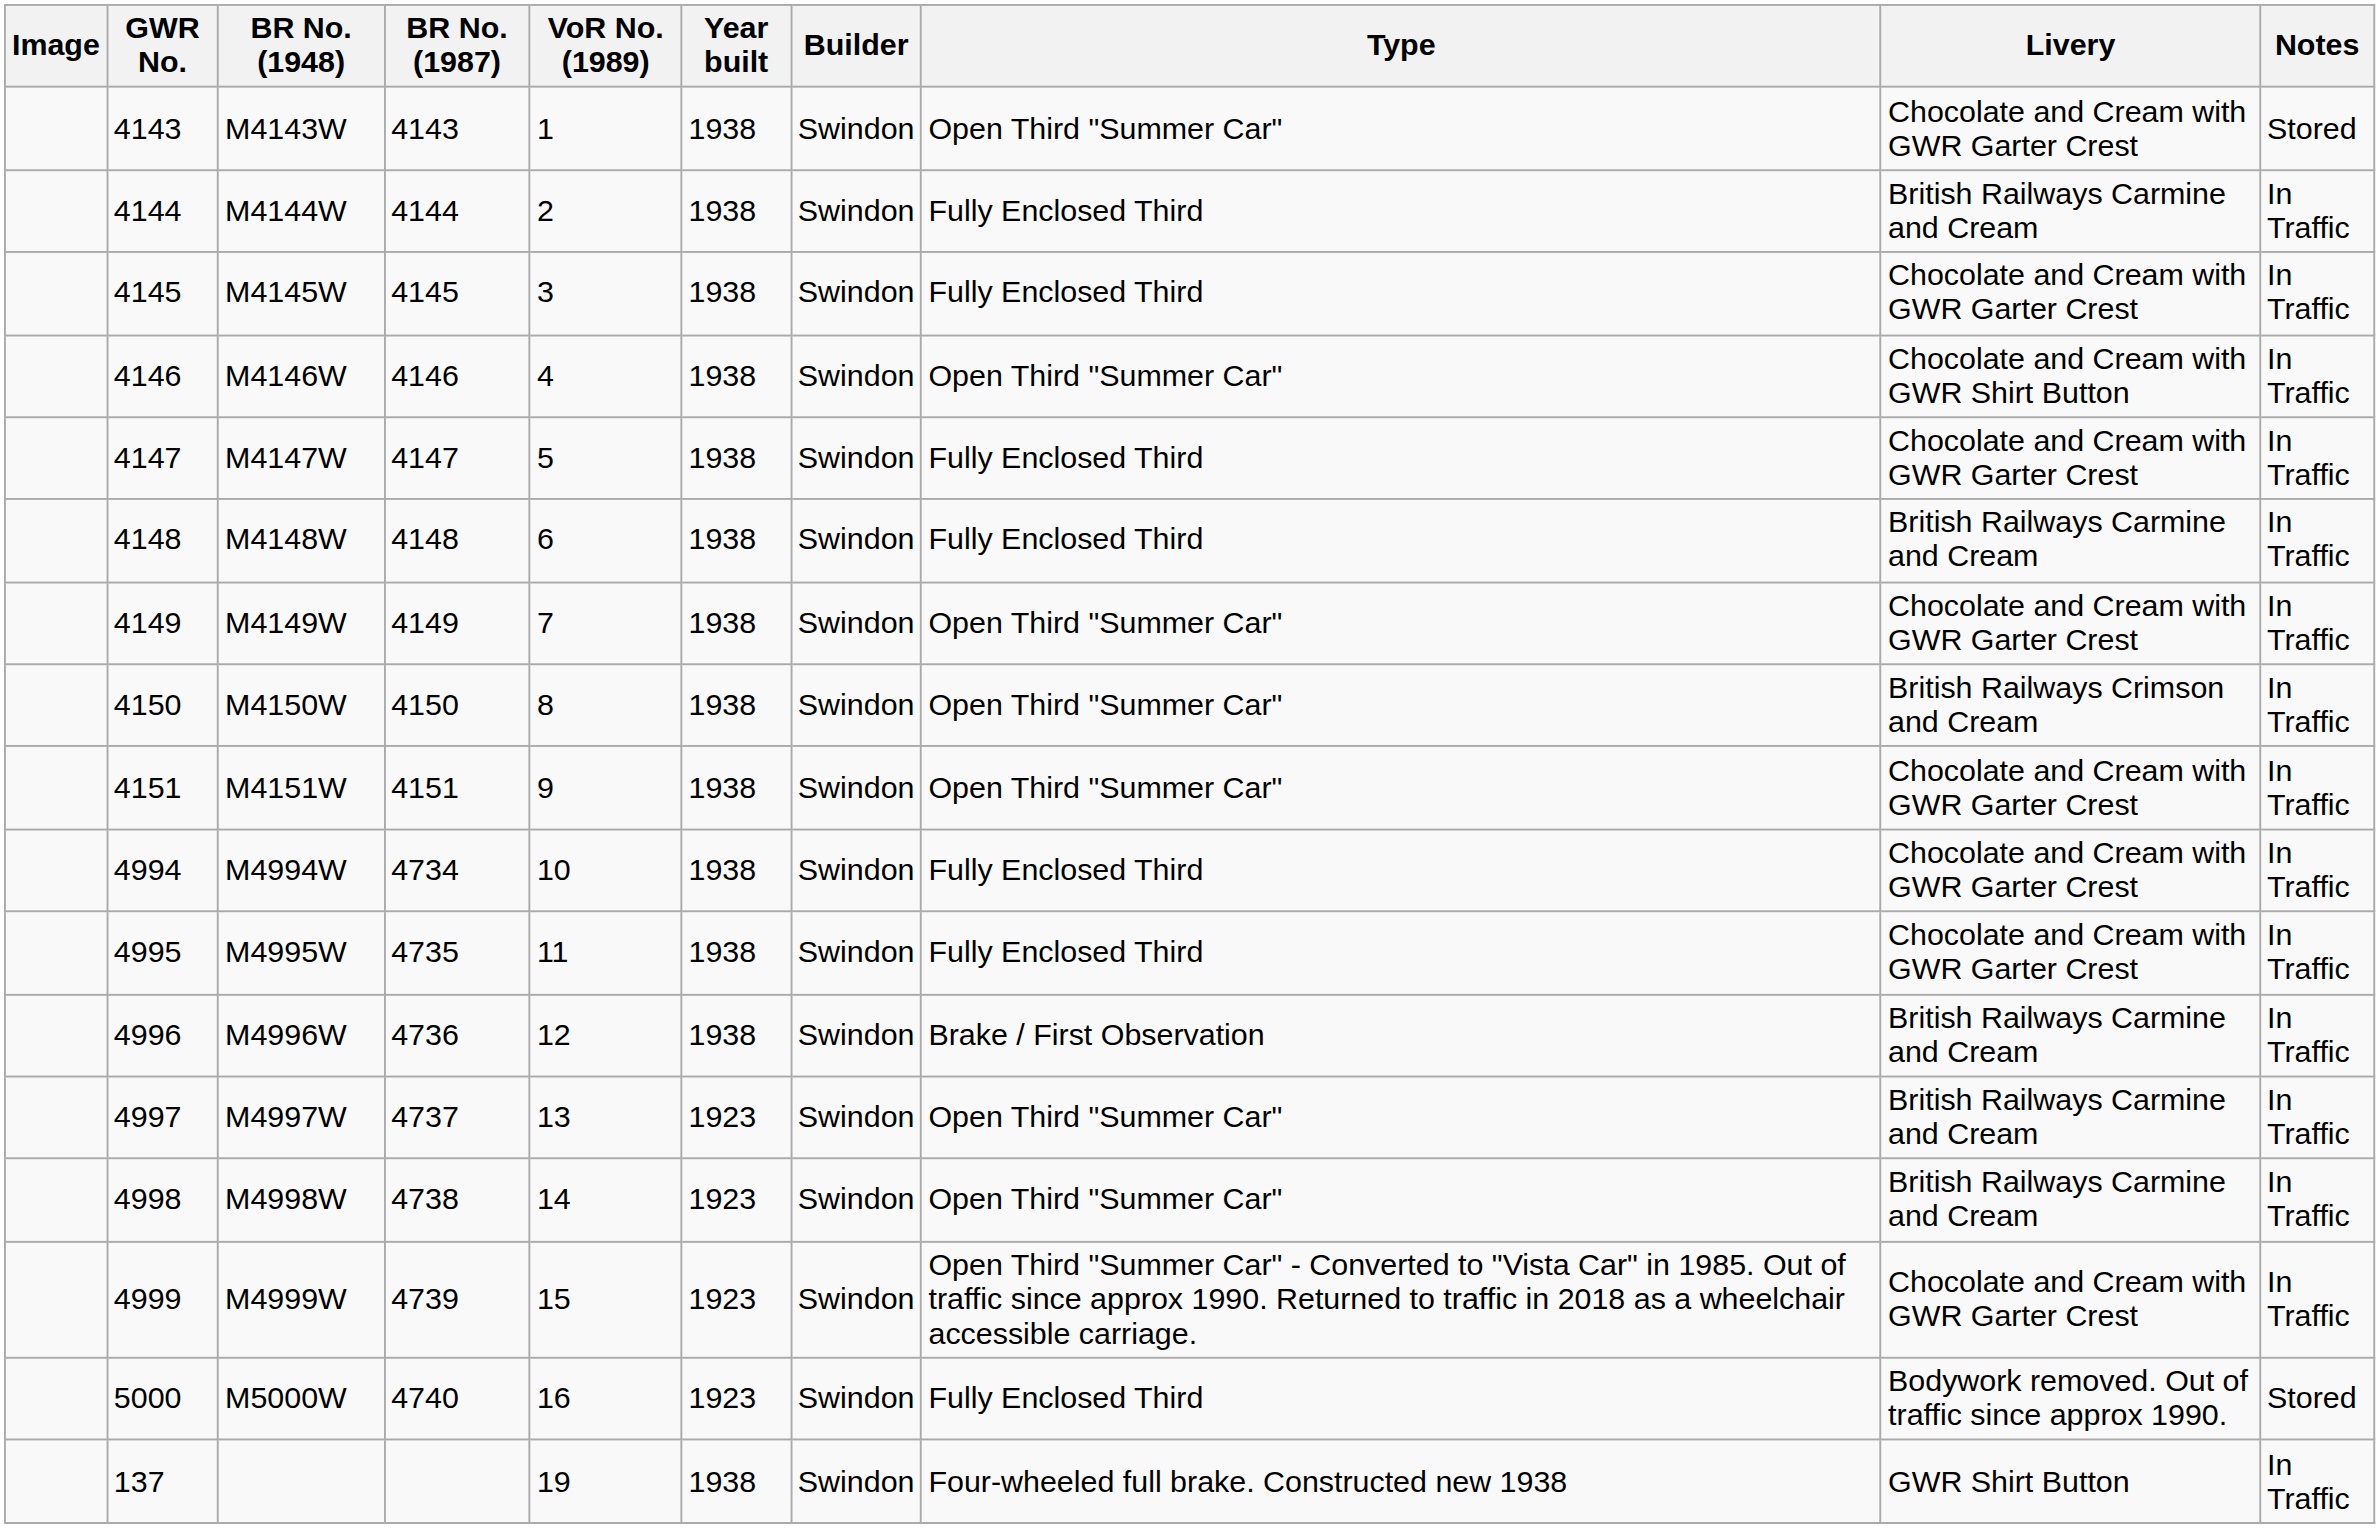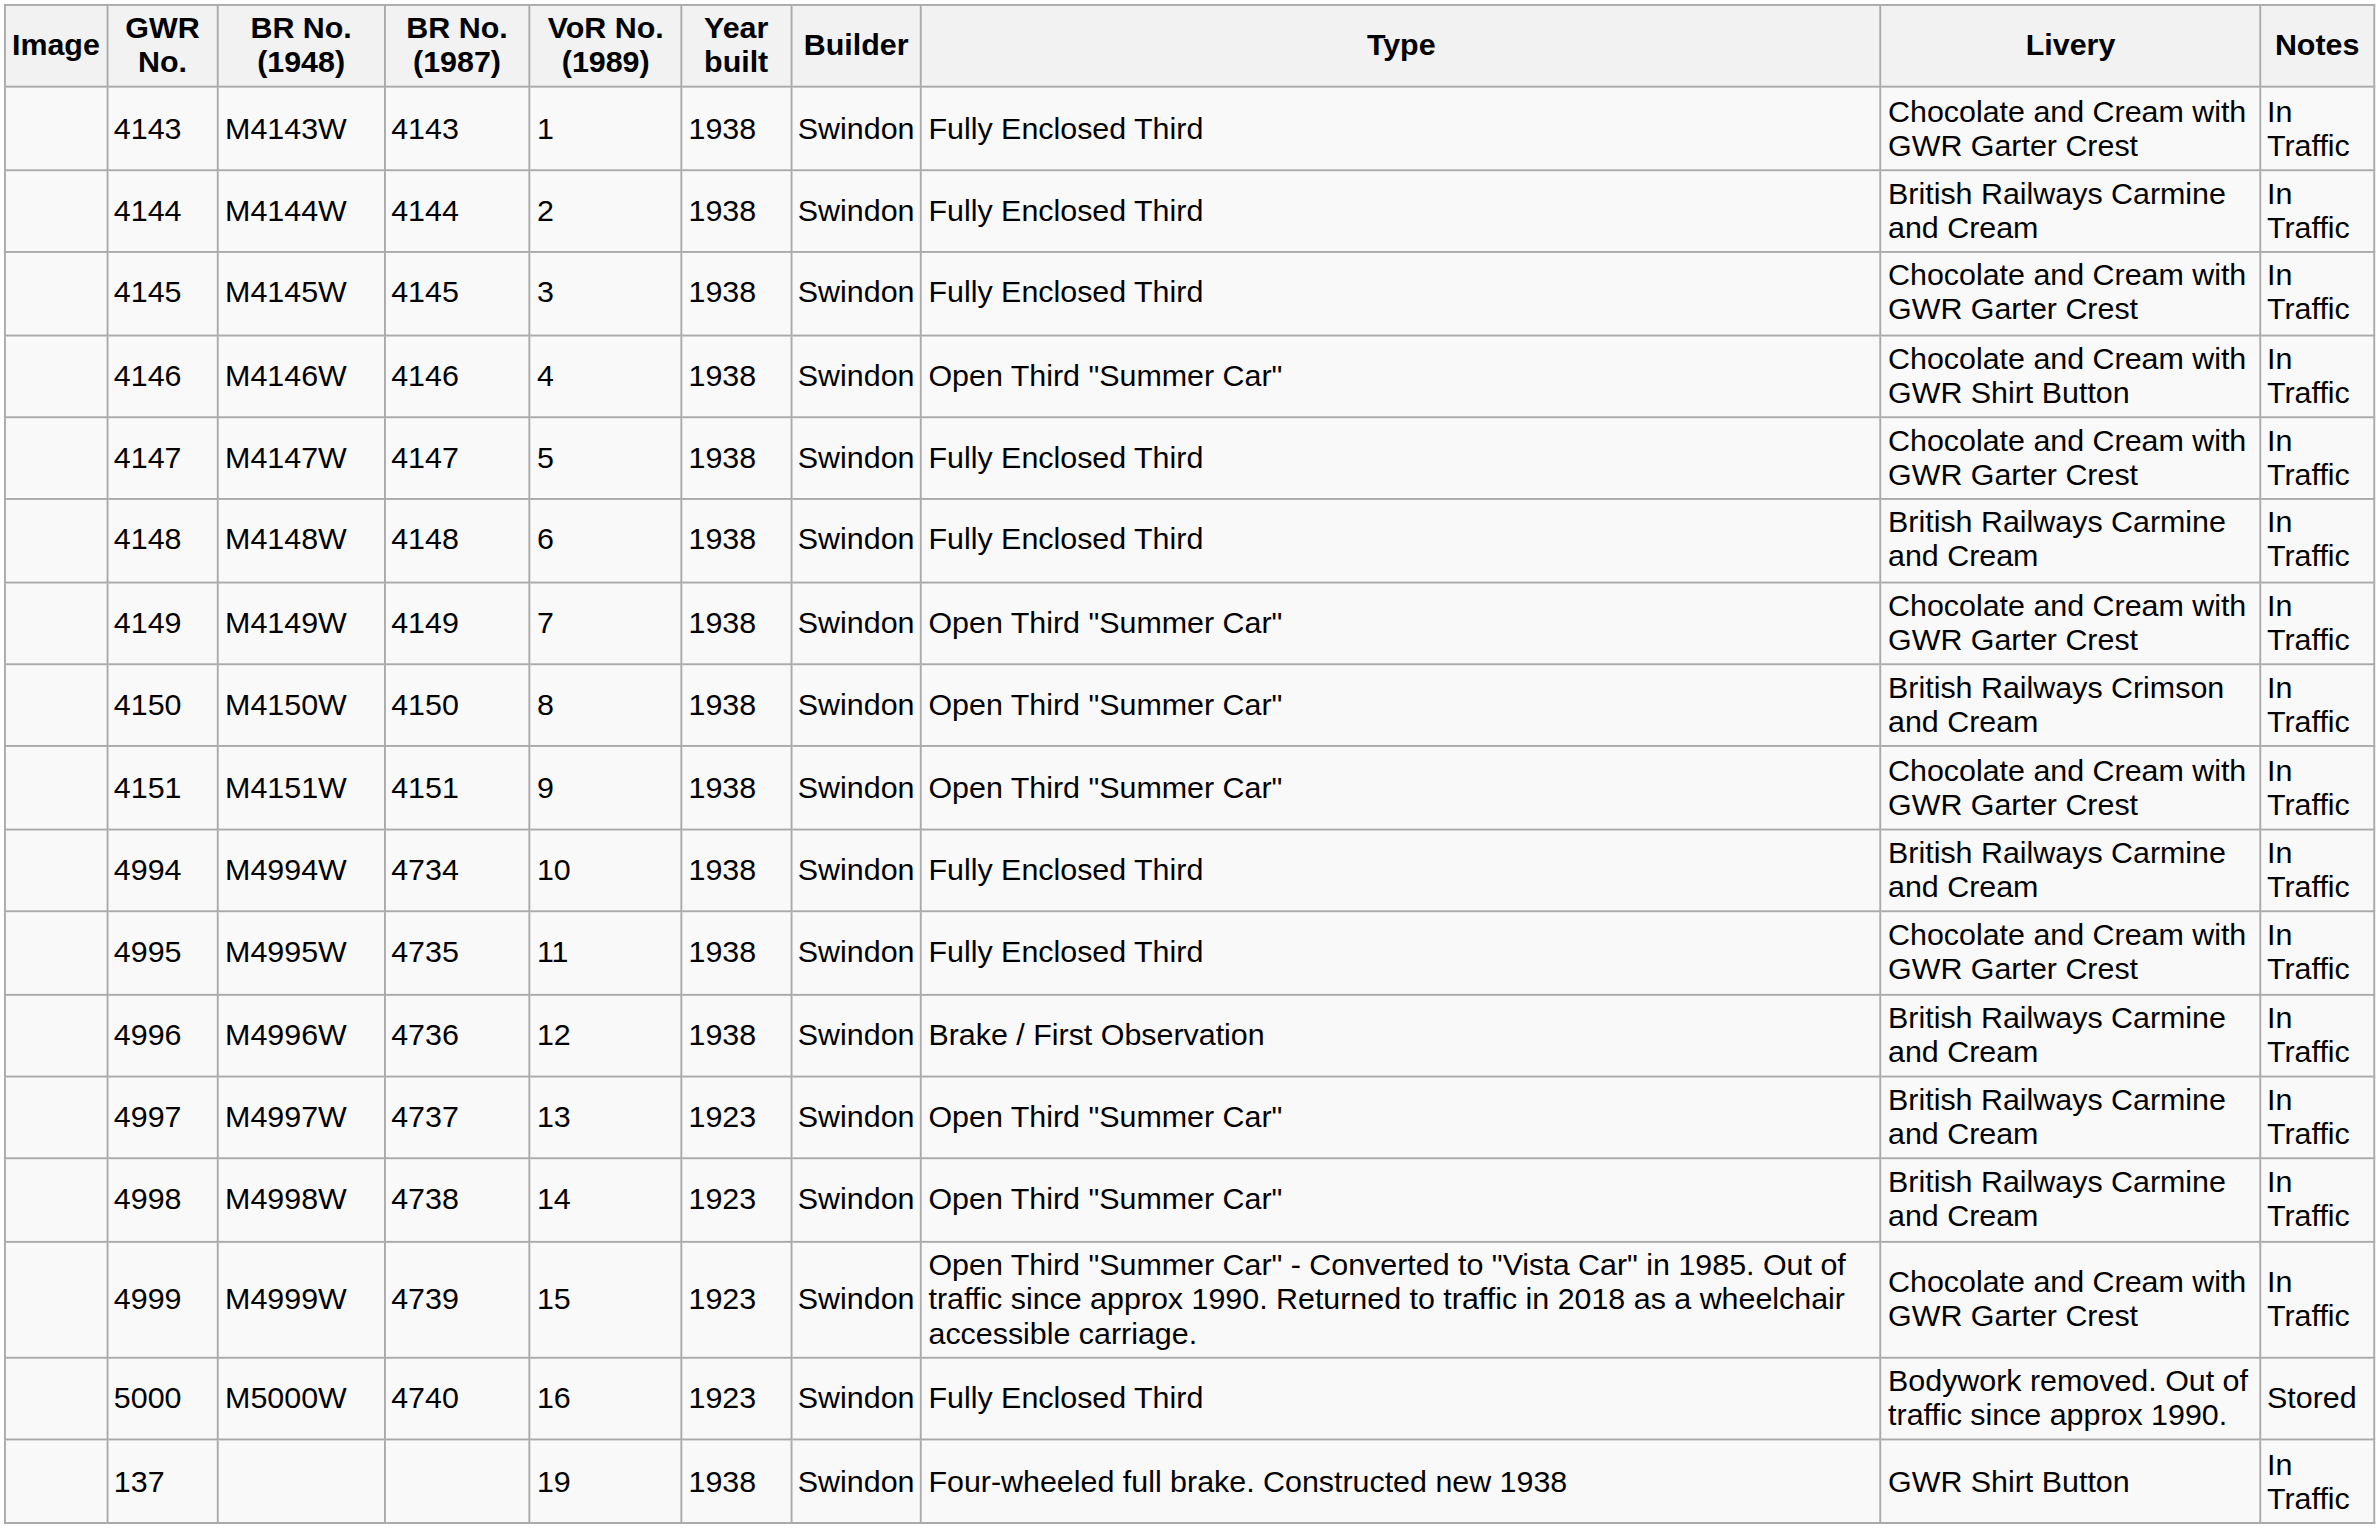(1105, 128) Open Third "Summer Car" -> (1066, 128) Fully Enclosed Third
(2312, 128) Stored -> (2308, 128) In Traffic
(2067, 869) Chocolate and Cream with GWR Garter Crest -> (2057, 869) British Railways Carmine and Cream
